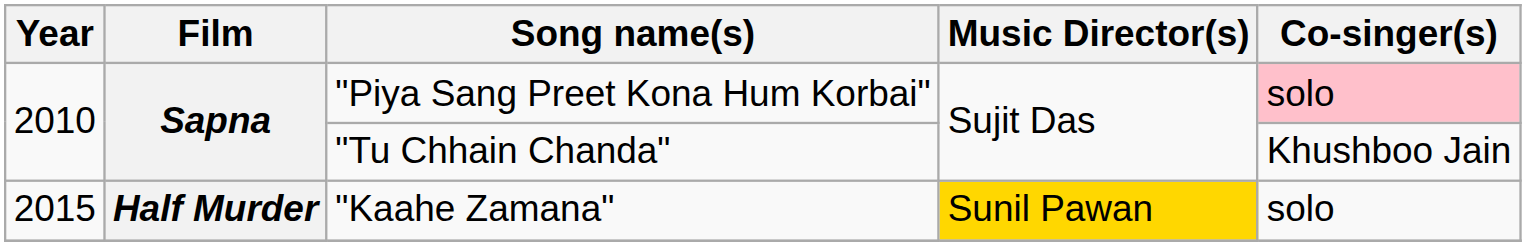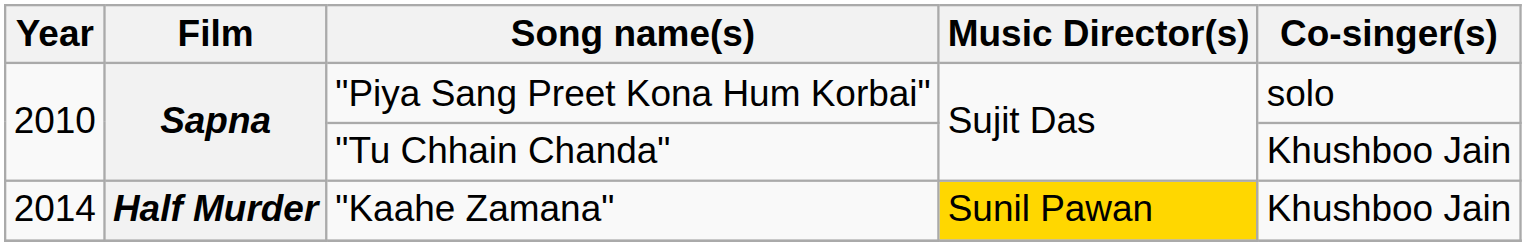(1301, 92) pink background -> (1301, 92) no background
(55, 209) 2015 -> (55, 209) 2014
(1301, 209) solo -> (1389, 209) Khushboo Jain
